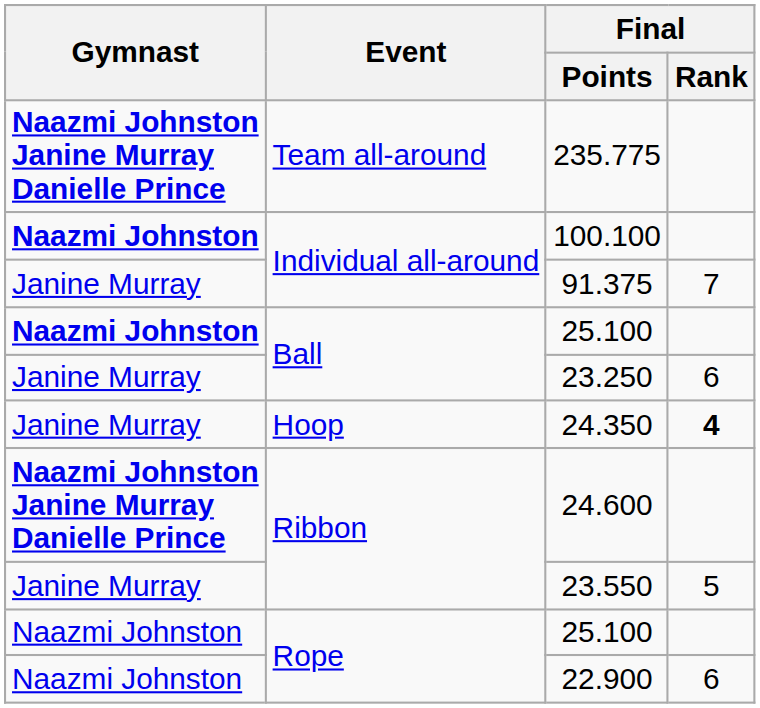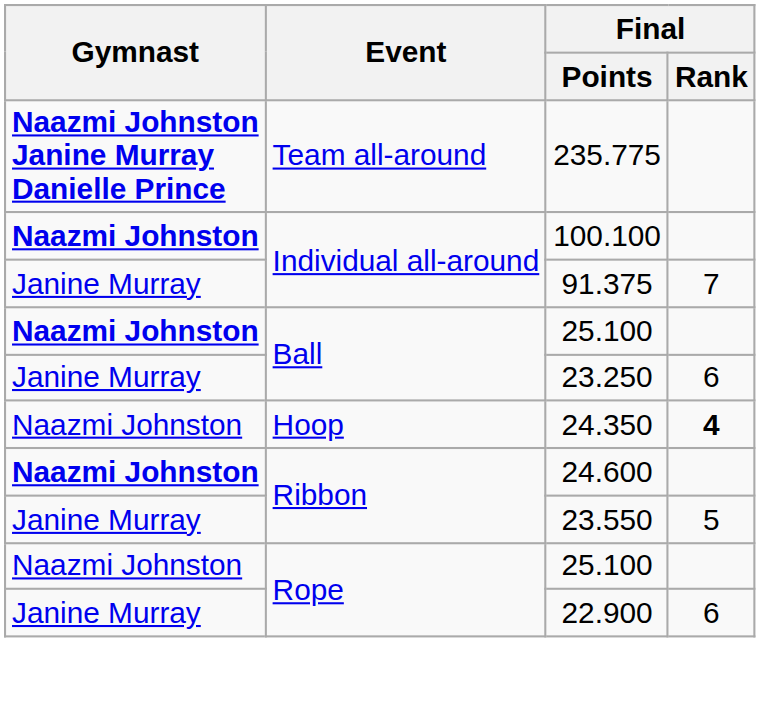(106, 425) Janine Murray -> (127, 425) Naazmi Johnston
(135, 505) Naazmi Johnston Janine Murray Danielle Prince -> (135, 472) Naazmi Johnston
(127, 679) Naazmi Johnston -> (106, 613) Janine Murray
